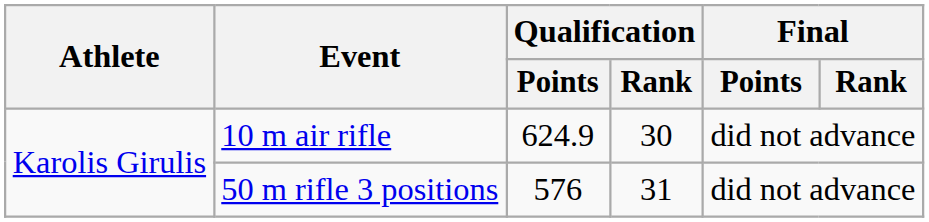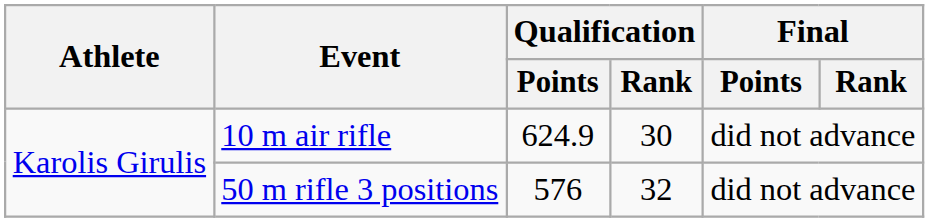(656, 189) 31 -> (656, 189) 32
